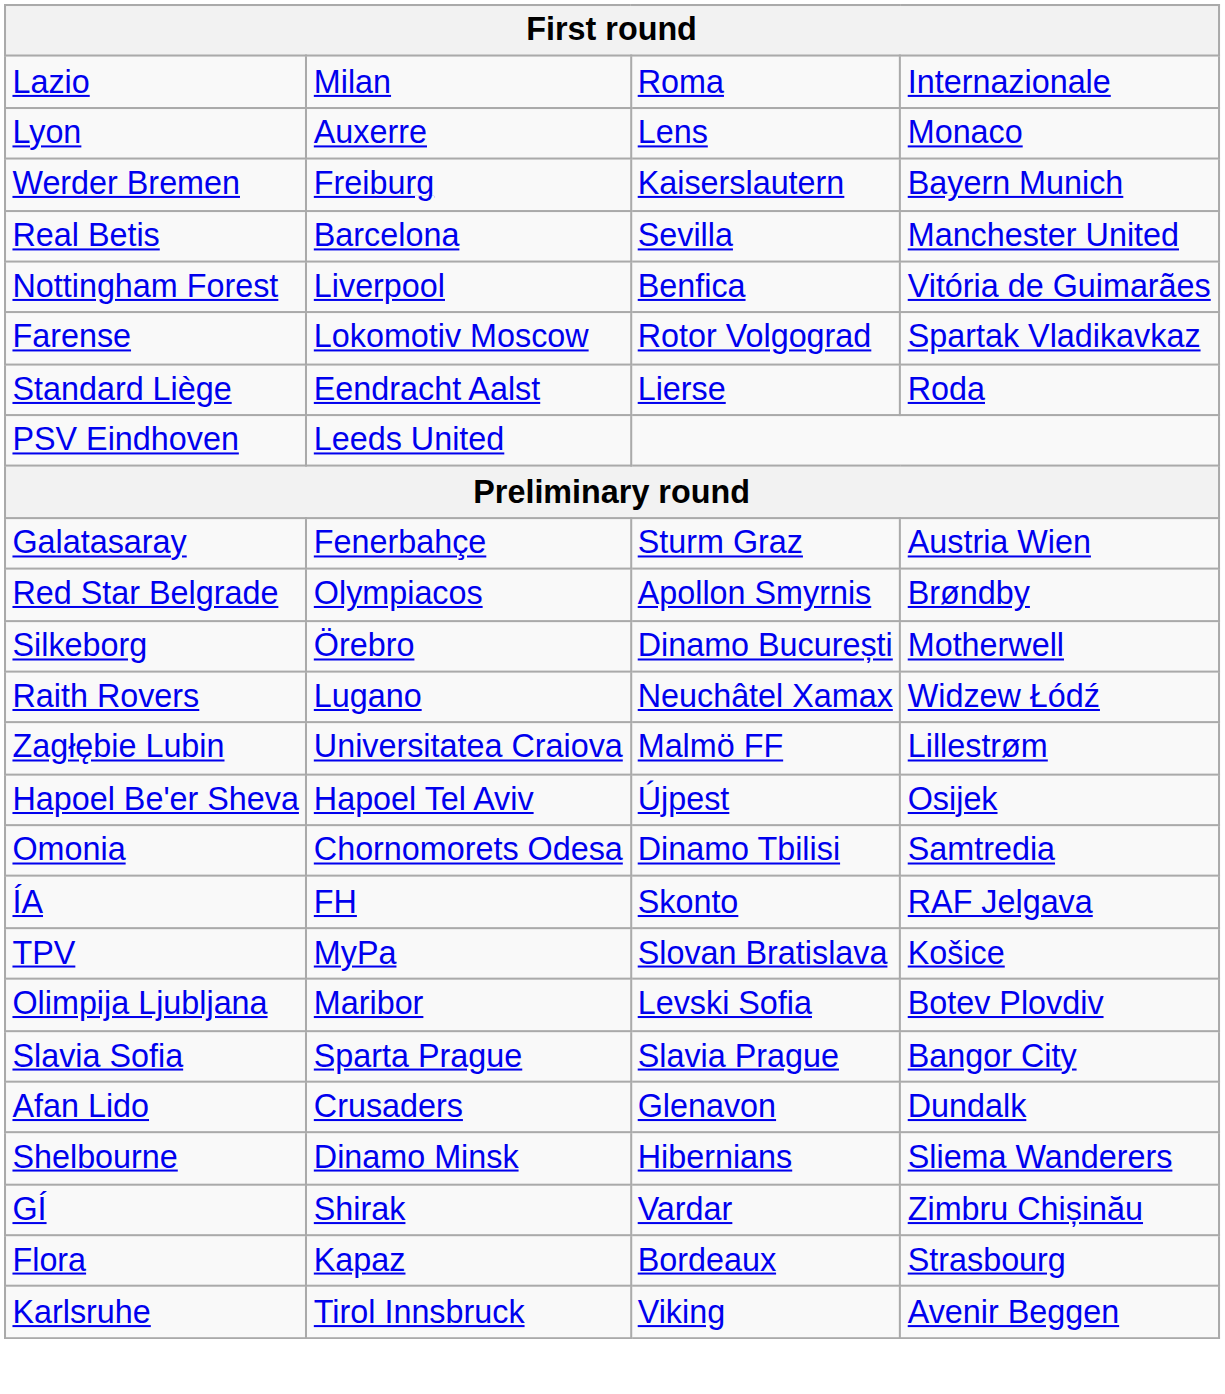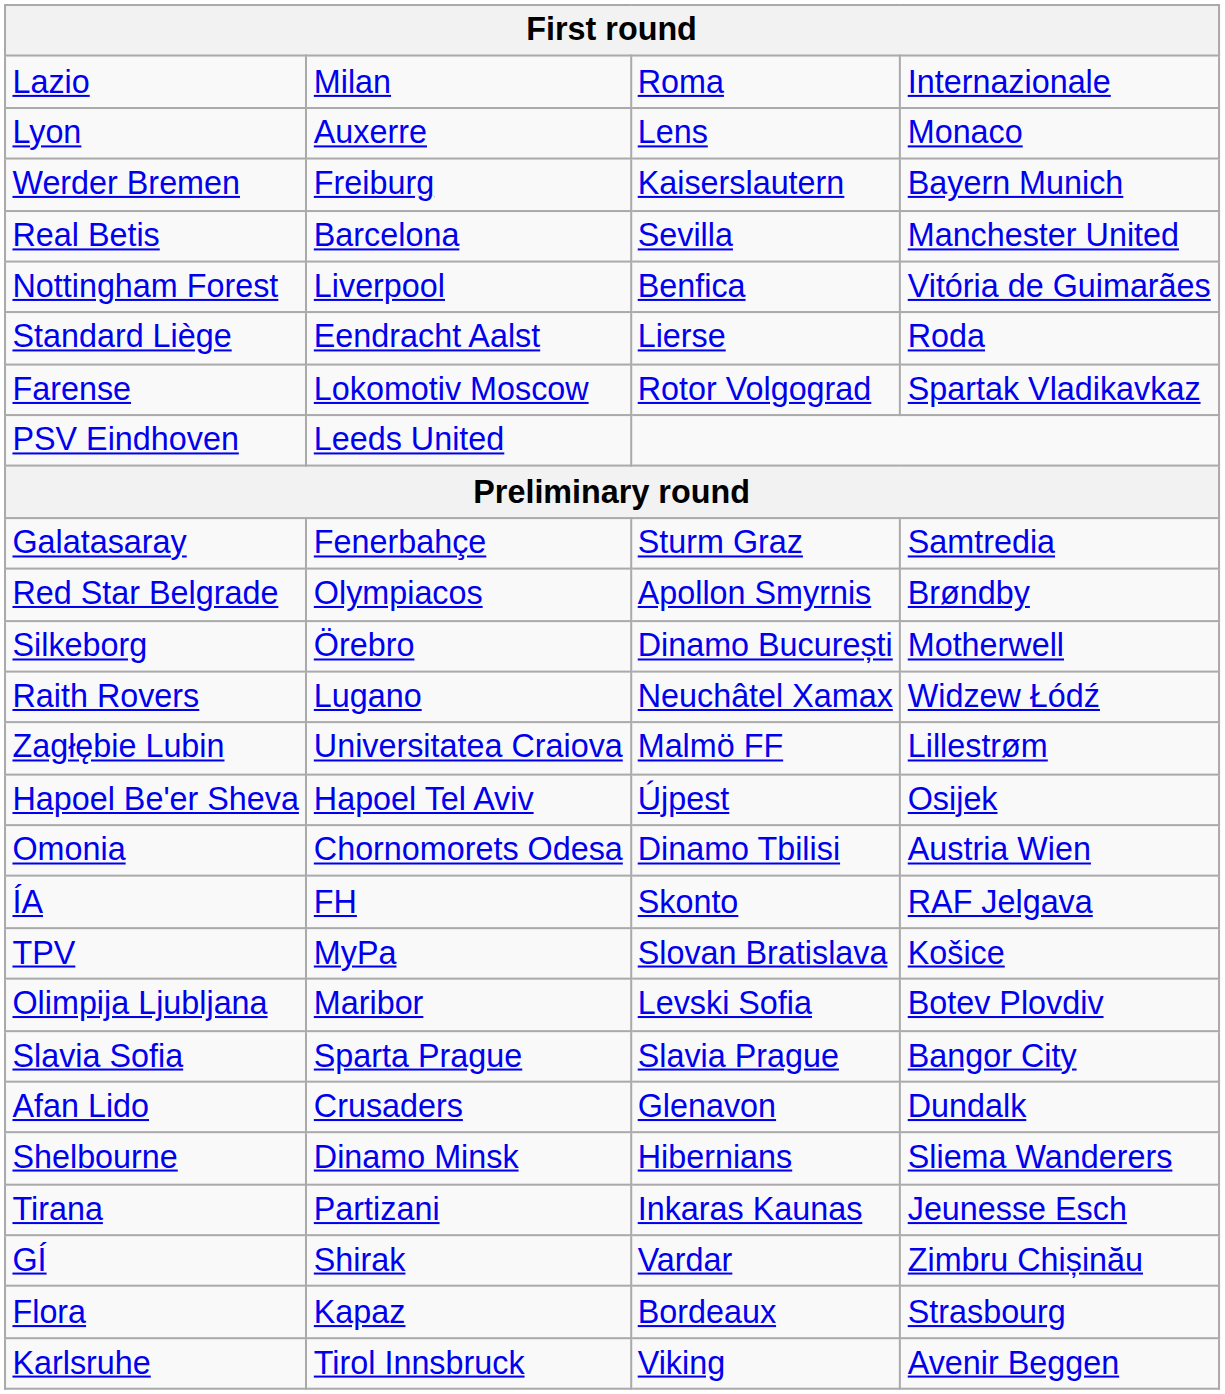rows swapped: (72, 337) <-> (122, 388)
(999, 542) Austria Wien -> (981, 542) Samtredia
(981, 850) Samtredia -> (999, 850) Austria Wien
+ row: (58, 1209)
